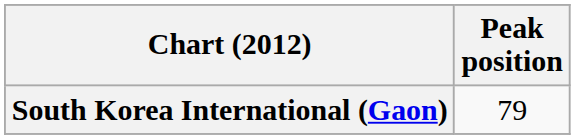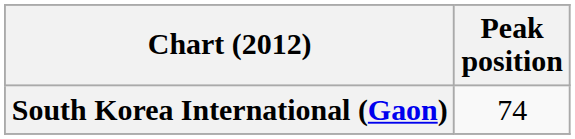(512, 109) 79 -> (512, 109) 74
